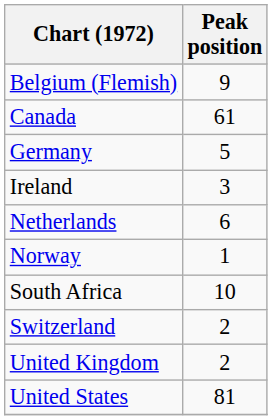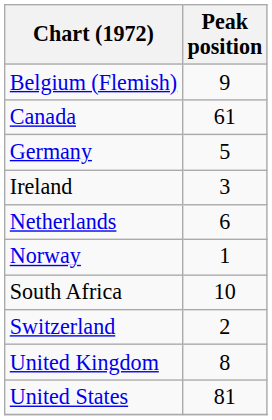(225, 362) 2 -> (225, 362) 8
